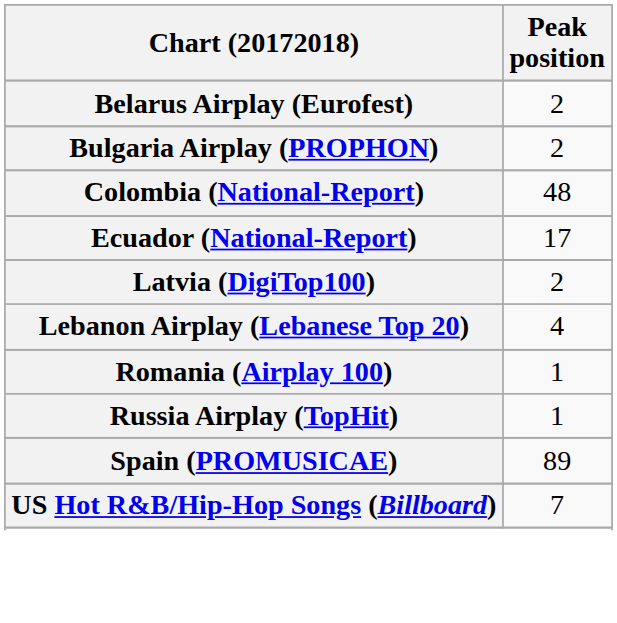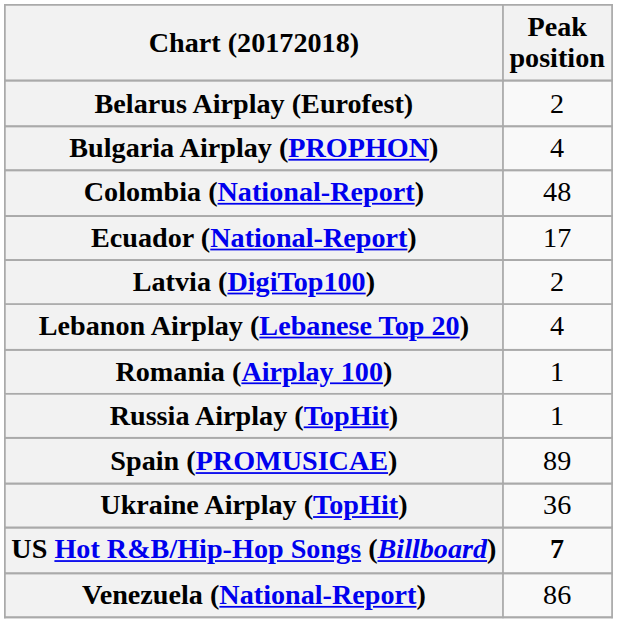(557, 147) 2 -> (557, 147) 4
+ row: (254, 505)
(557, 505) normal -> (557, 549) bold
+ row: (254, 594)
